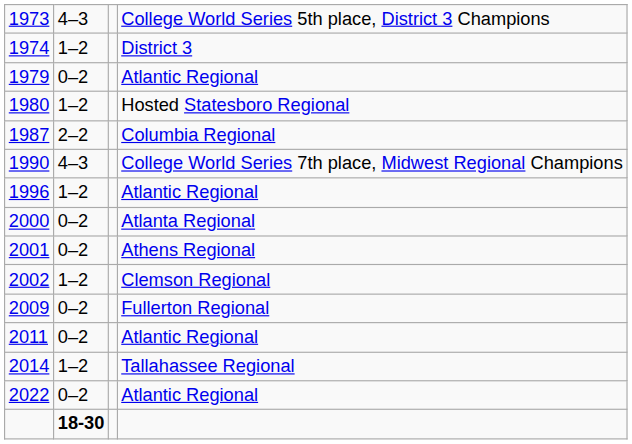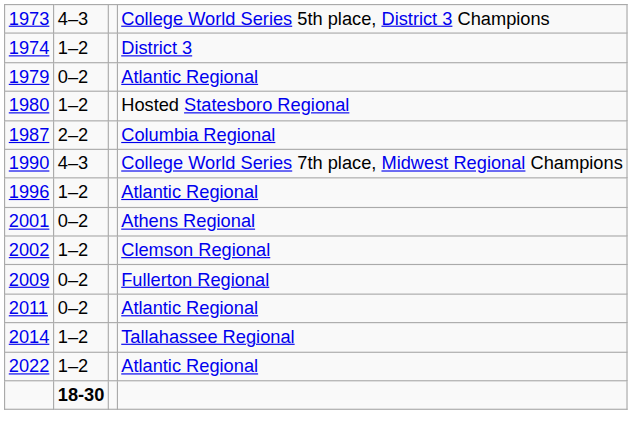- row: (29, 221)
(73, 395) 0–2 -> (73, 366) 1–2
